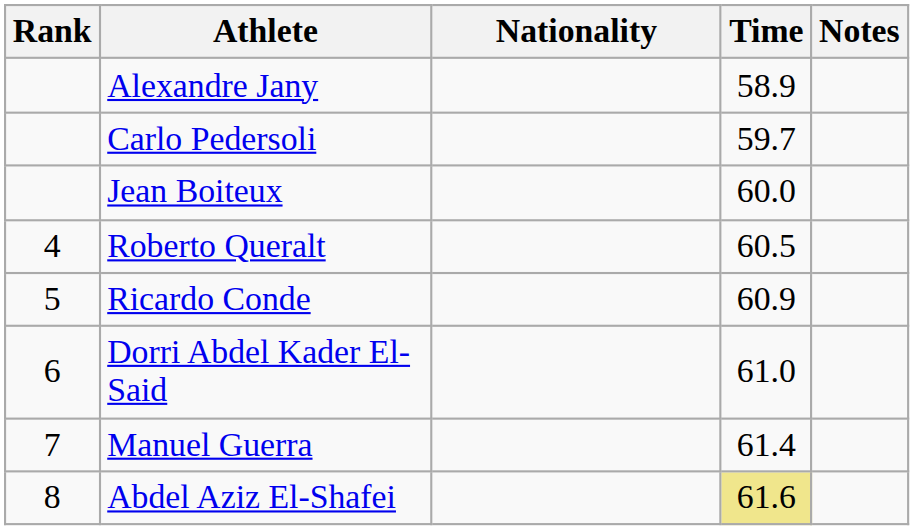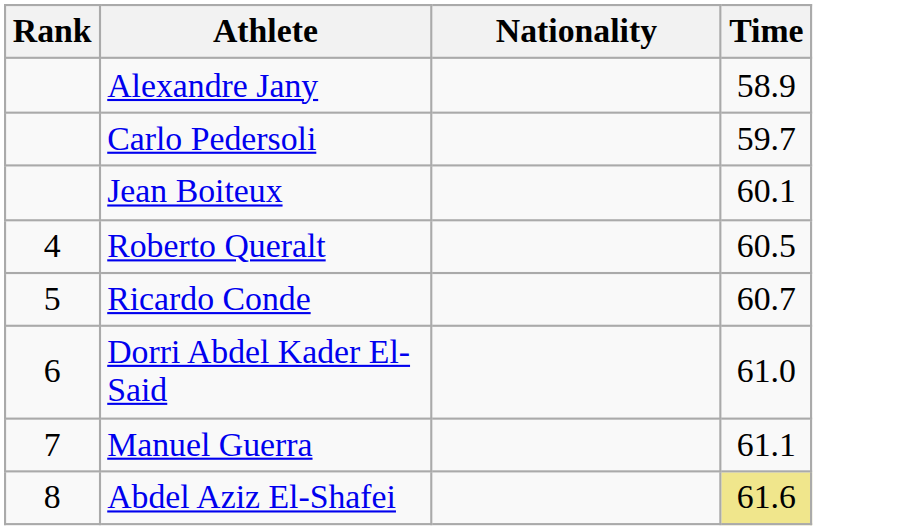- column: (859, 31)
(766, 191) 60.0 -> (766, 191) 60.1
(766, 298) 60.9 -> (766, 298) 60.7
(766, 444) 61.4 -> (766, 444) 61.1
